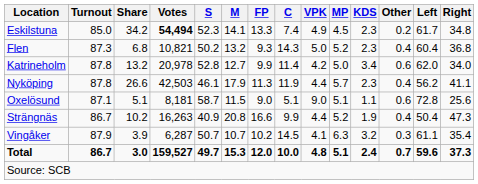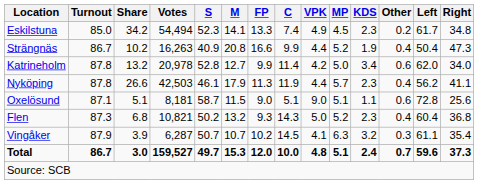(176, 30) bold -> (176, 30) normal
rows swapped: (18, 48) <-> (32, 118)
